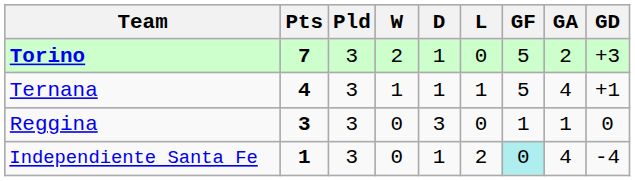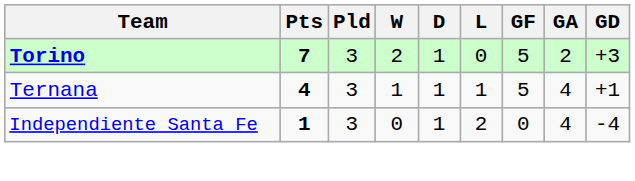- row: (54, 124)
(523, 158) paleturquoise background -> (523, 124) no background
